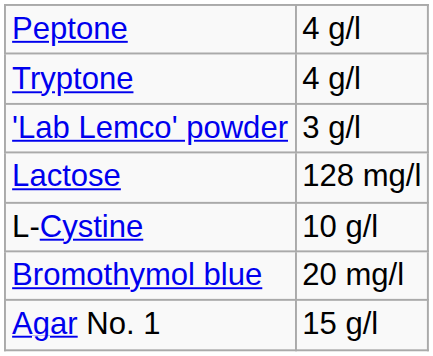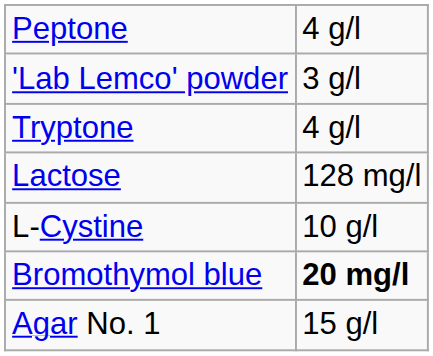rows swapped: (150, 127) <-> (73, 78)
(353, 275) normal -> (356, 275) bold
